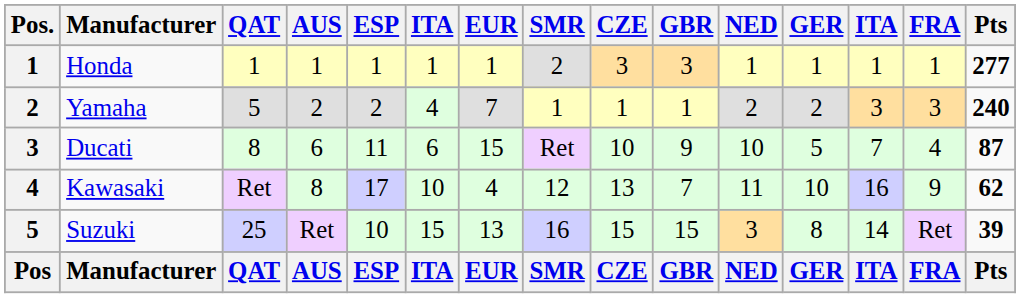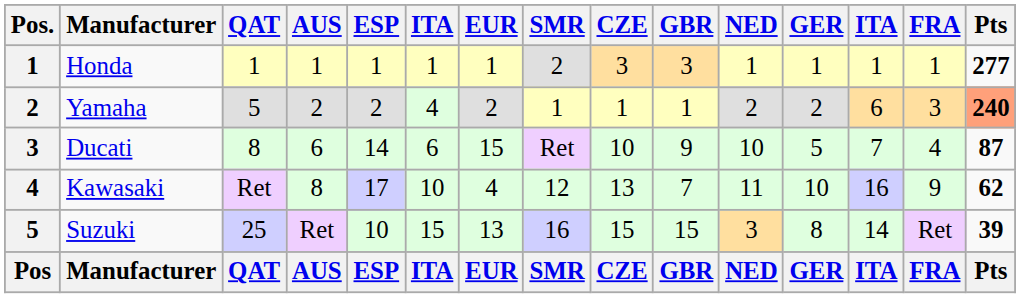(491, 106) 7 -> (491, 106) 2
(876, 106) 3 -> (876, 106) 6
(991, 106) no background -> (991, 106) lightsalmon background
(376, 147) 11 -> (376, 147) 14
